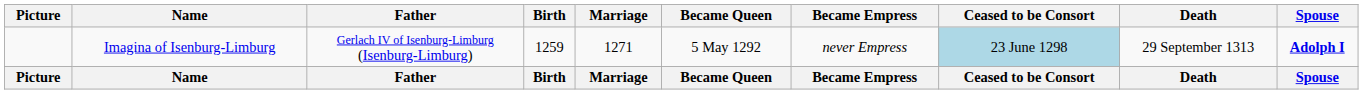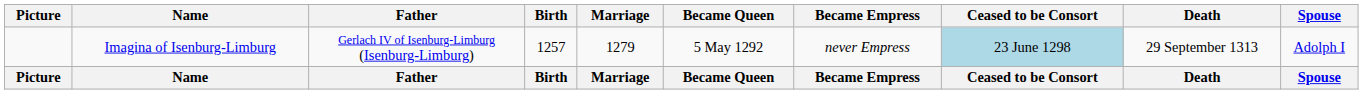(549, 46) 1259 -> (551, 46) 1257
(618, 46) 1271 -> (620, 46) 1279
(1317, 46) bold -> (1319, 46) normal
